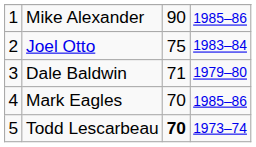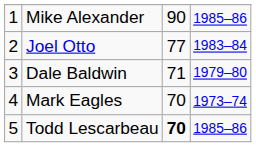(176, 45) 75 -> (176, 45) 77
(220, 100) 1985–86 -> (220, 100) 1973–74
(220, 128) 1973–74 -> (220, 128) 1985–86
